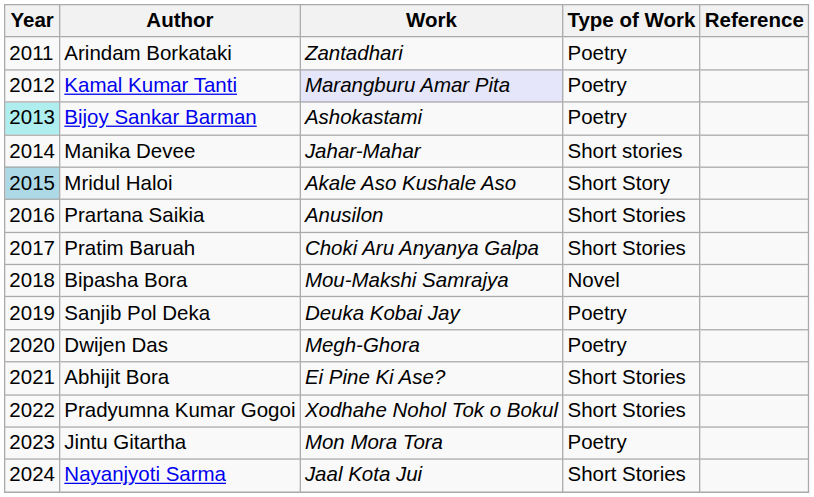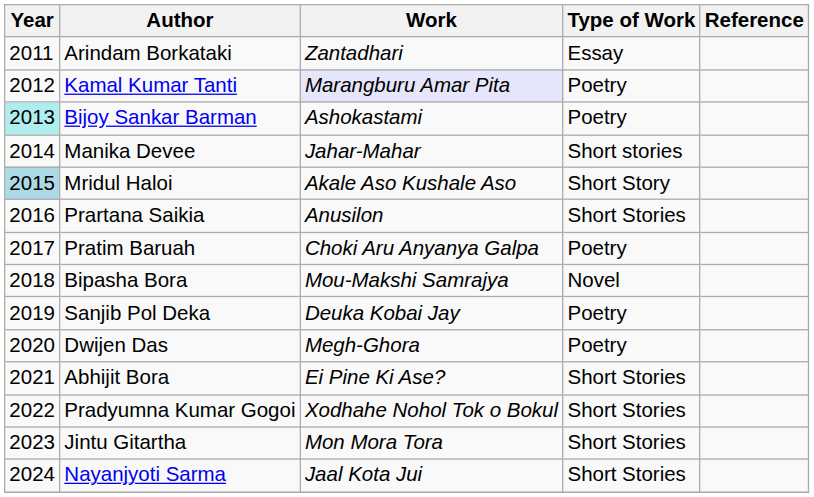(597, 53) Poetry -> (595, 53) Essay
(627, 248) Short Stories -> (597, 248) Poetry
(597, 442) Poetry -> (627, 442) Short Stories
